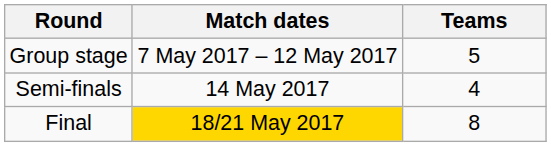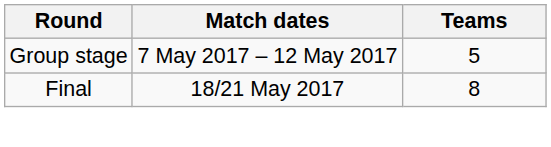- row: (69, 89)
(267, 123) gold background -> (267, 89) no background
